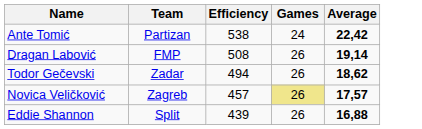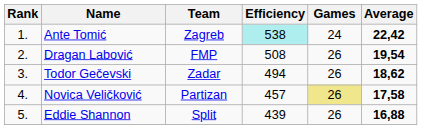+ column: (23, 14)
(167, 34) Partizan -> (204, 34) Zagreb
(238, 34) no background -> (275, 34) paleturquoise background
(352, 54) 19,14 -> (389, 54) 19,54
(167, 94) Zagreb -> (204, 94) Partizan
(352, 94) 17,57 -> (389, 94) 17,58
